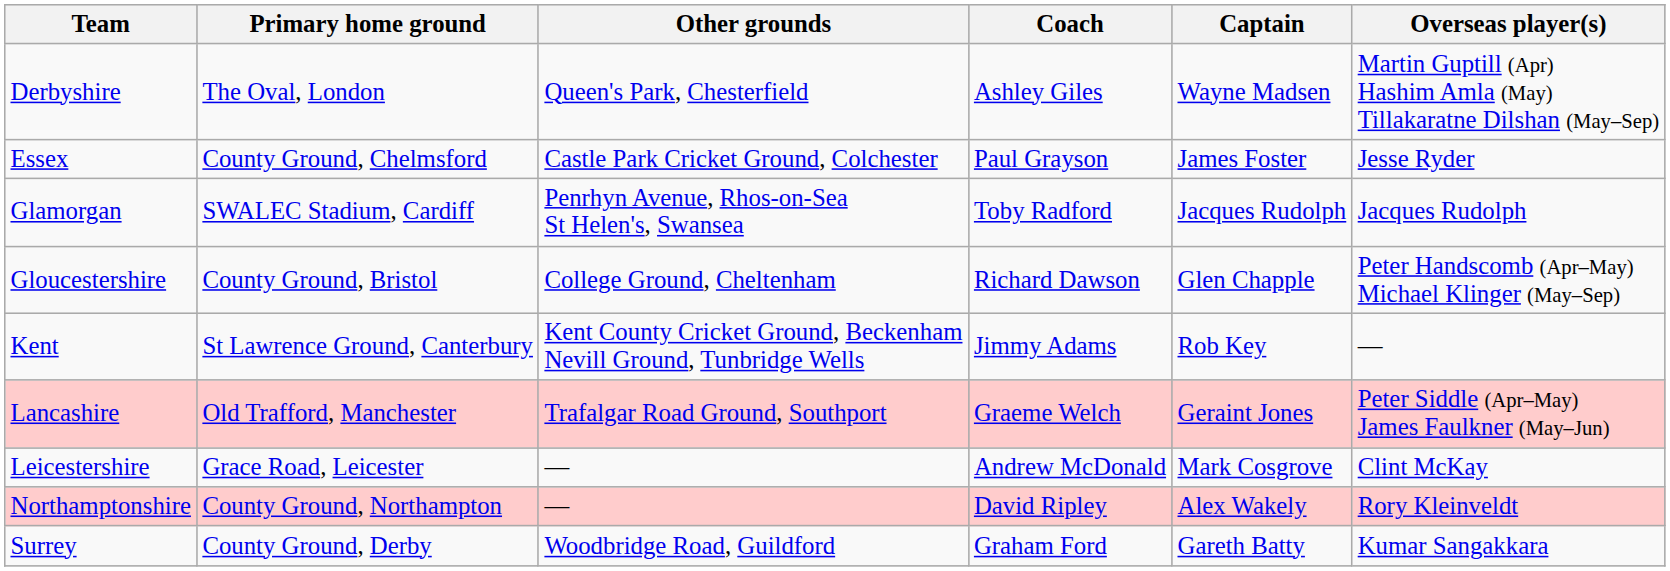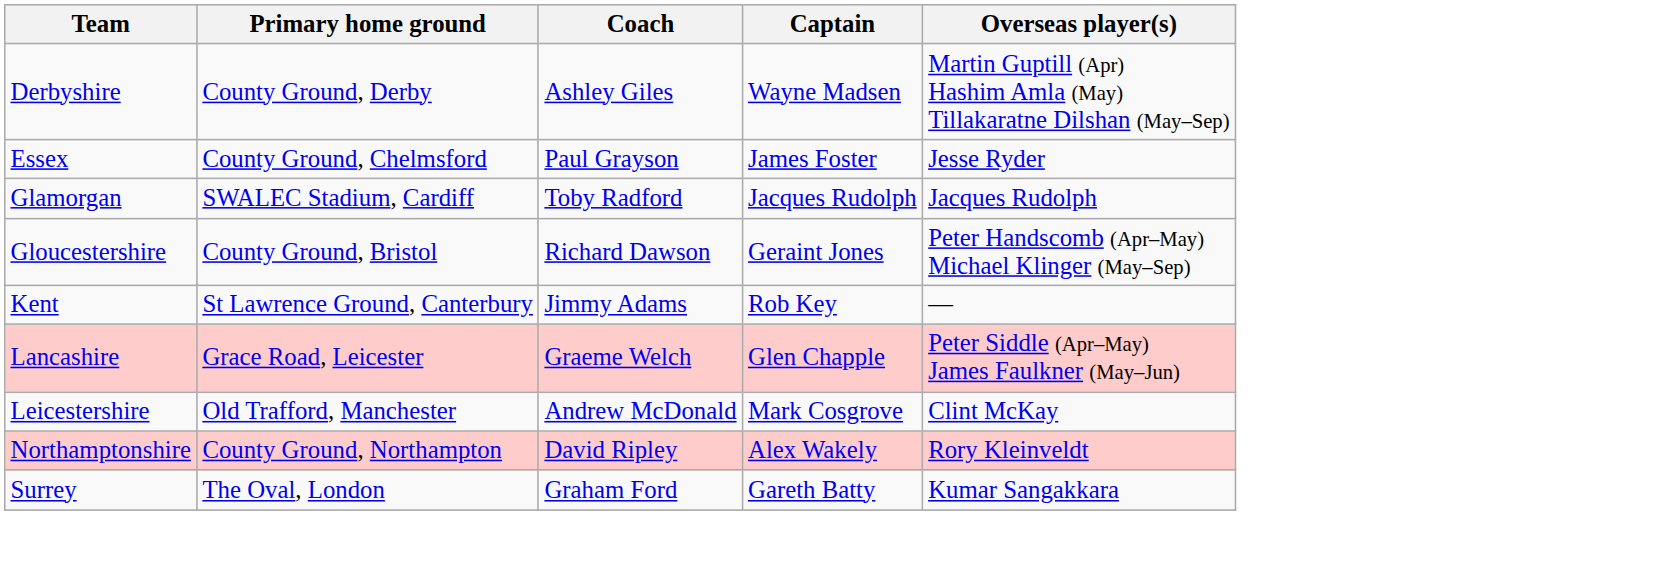- column: (753, 24)
(294, 91) The Oval, London -> (317, 91) County Ground, Derby
(1246, 279) Glen Chapple -> (816, 251) Geraint Jones
(329, 413) Old Trafford, Manchester -> (313, 357) Grace Road, Leicester
(1245, 413) Geraint Jones -> (817, 357) Glen Chapple
(313, 466) Grace Road, Leicester -> (329, 411) Old Trafford, Manchester
(317, 545) County Ground, Derby -> (294, 489) The Oval, London
